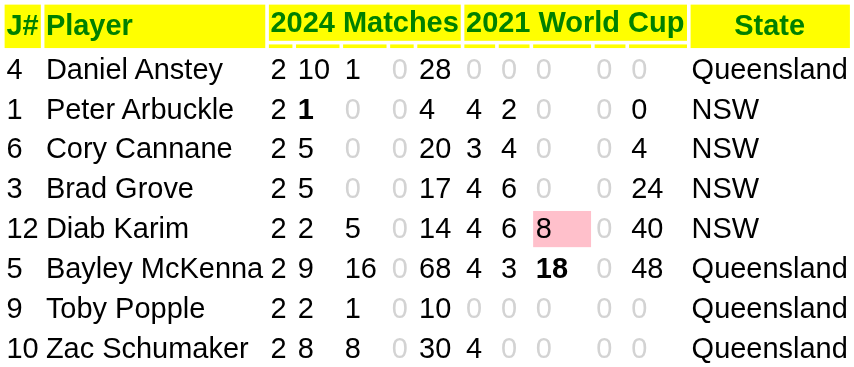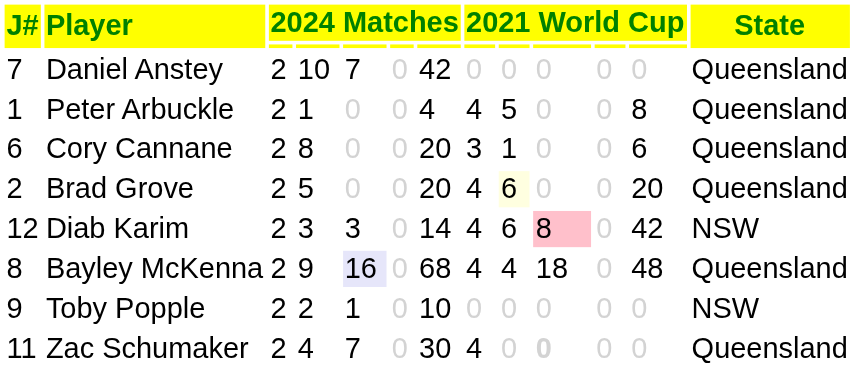(14, 69) 4 -> (14, 69) 7
(353, 69) 1 -> (353, 69) 7
(435, 69) 28 -> (435, 69) 42
(306, 109) bold -> (306, 109) normal
(509, 109) 2 -> (509, 109) 5
(639, 109) 0 -> (639, 109) 8
(725, 109) NSW -> (770, 109) Queensland
(306, 149) 5 -> (306, 149) 8
(509, 149) 4 -> (509, 149) 1
(639, 149) 4 -> (639, 149) 6
(725, 149) NSW -> (770, 149) Queensland
(14, 188) 3 -> (14, 188) 2
(435, 188) 17 -> (435, 188) 20
(509, 188) no background -> (509, 188) lightyellow background
(647, 188) 24 -> (647, 188) 20
(725, 188) NSW -> (770, 188) Queensland
(306, 228) 2 -> (306, 228) 3
(353, 228) 5 -> (353, 228) 3
(647, 228) 40 -> (647, 228) 42
(14, 268) 5 -> (14, 268) 8
(361, 268) no background -> (361, 268) lavender background
(509, 268) 3 -> (509, 268) 4
(552, 268) bold -> (552, 268) normal
(770, 308) Queensland -> (725, 308) NSW
(23, 348) 10 -> (21, 348) 11
(306, 348) 8 -> (306, 348) 4
(353, 348) 8 -> (353, 348) 7
(544, 348) normal -> (544, 348) bold
